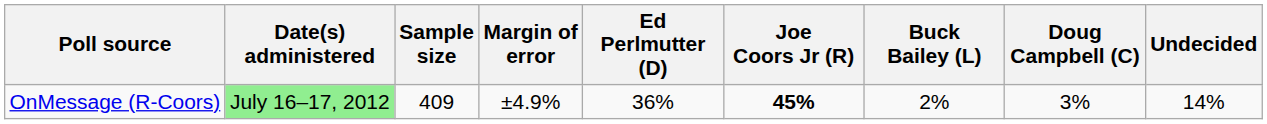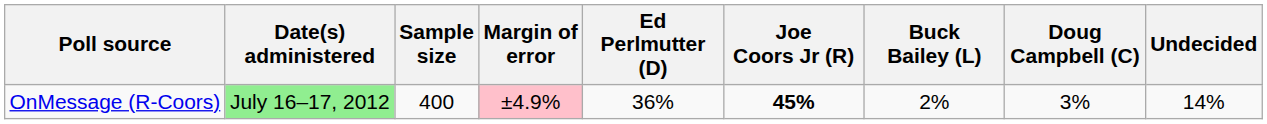(437, 101) 409 -> (437, 101) 400
(531, 101) no background -> (531, 101) pink background
